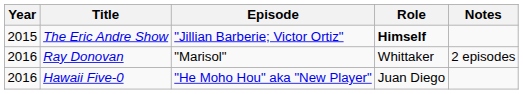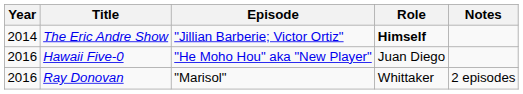(22, 36) 2015 -> (22, 36) 2014
rows swapped: (83, 78) <-> (83, 57)
